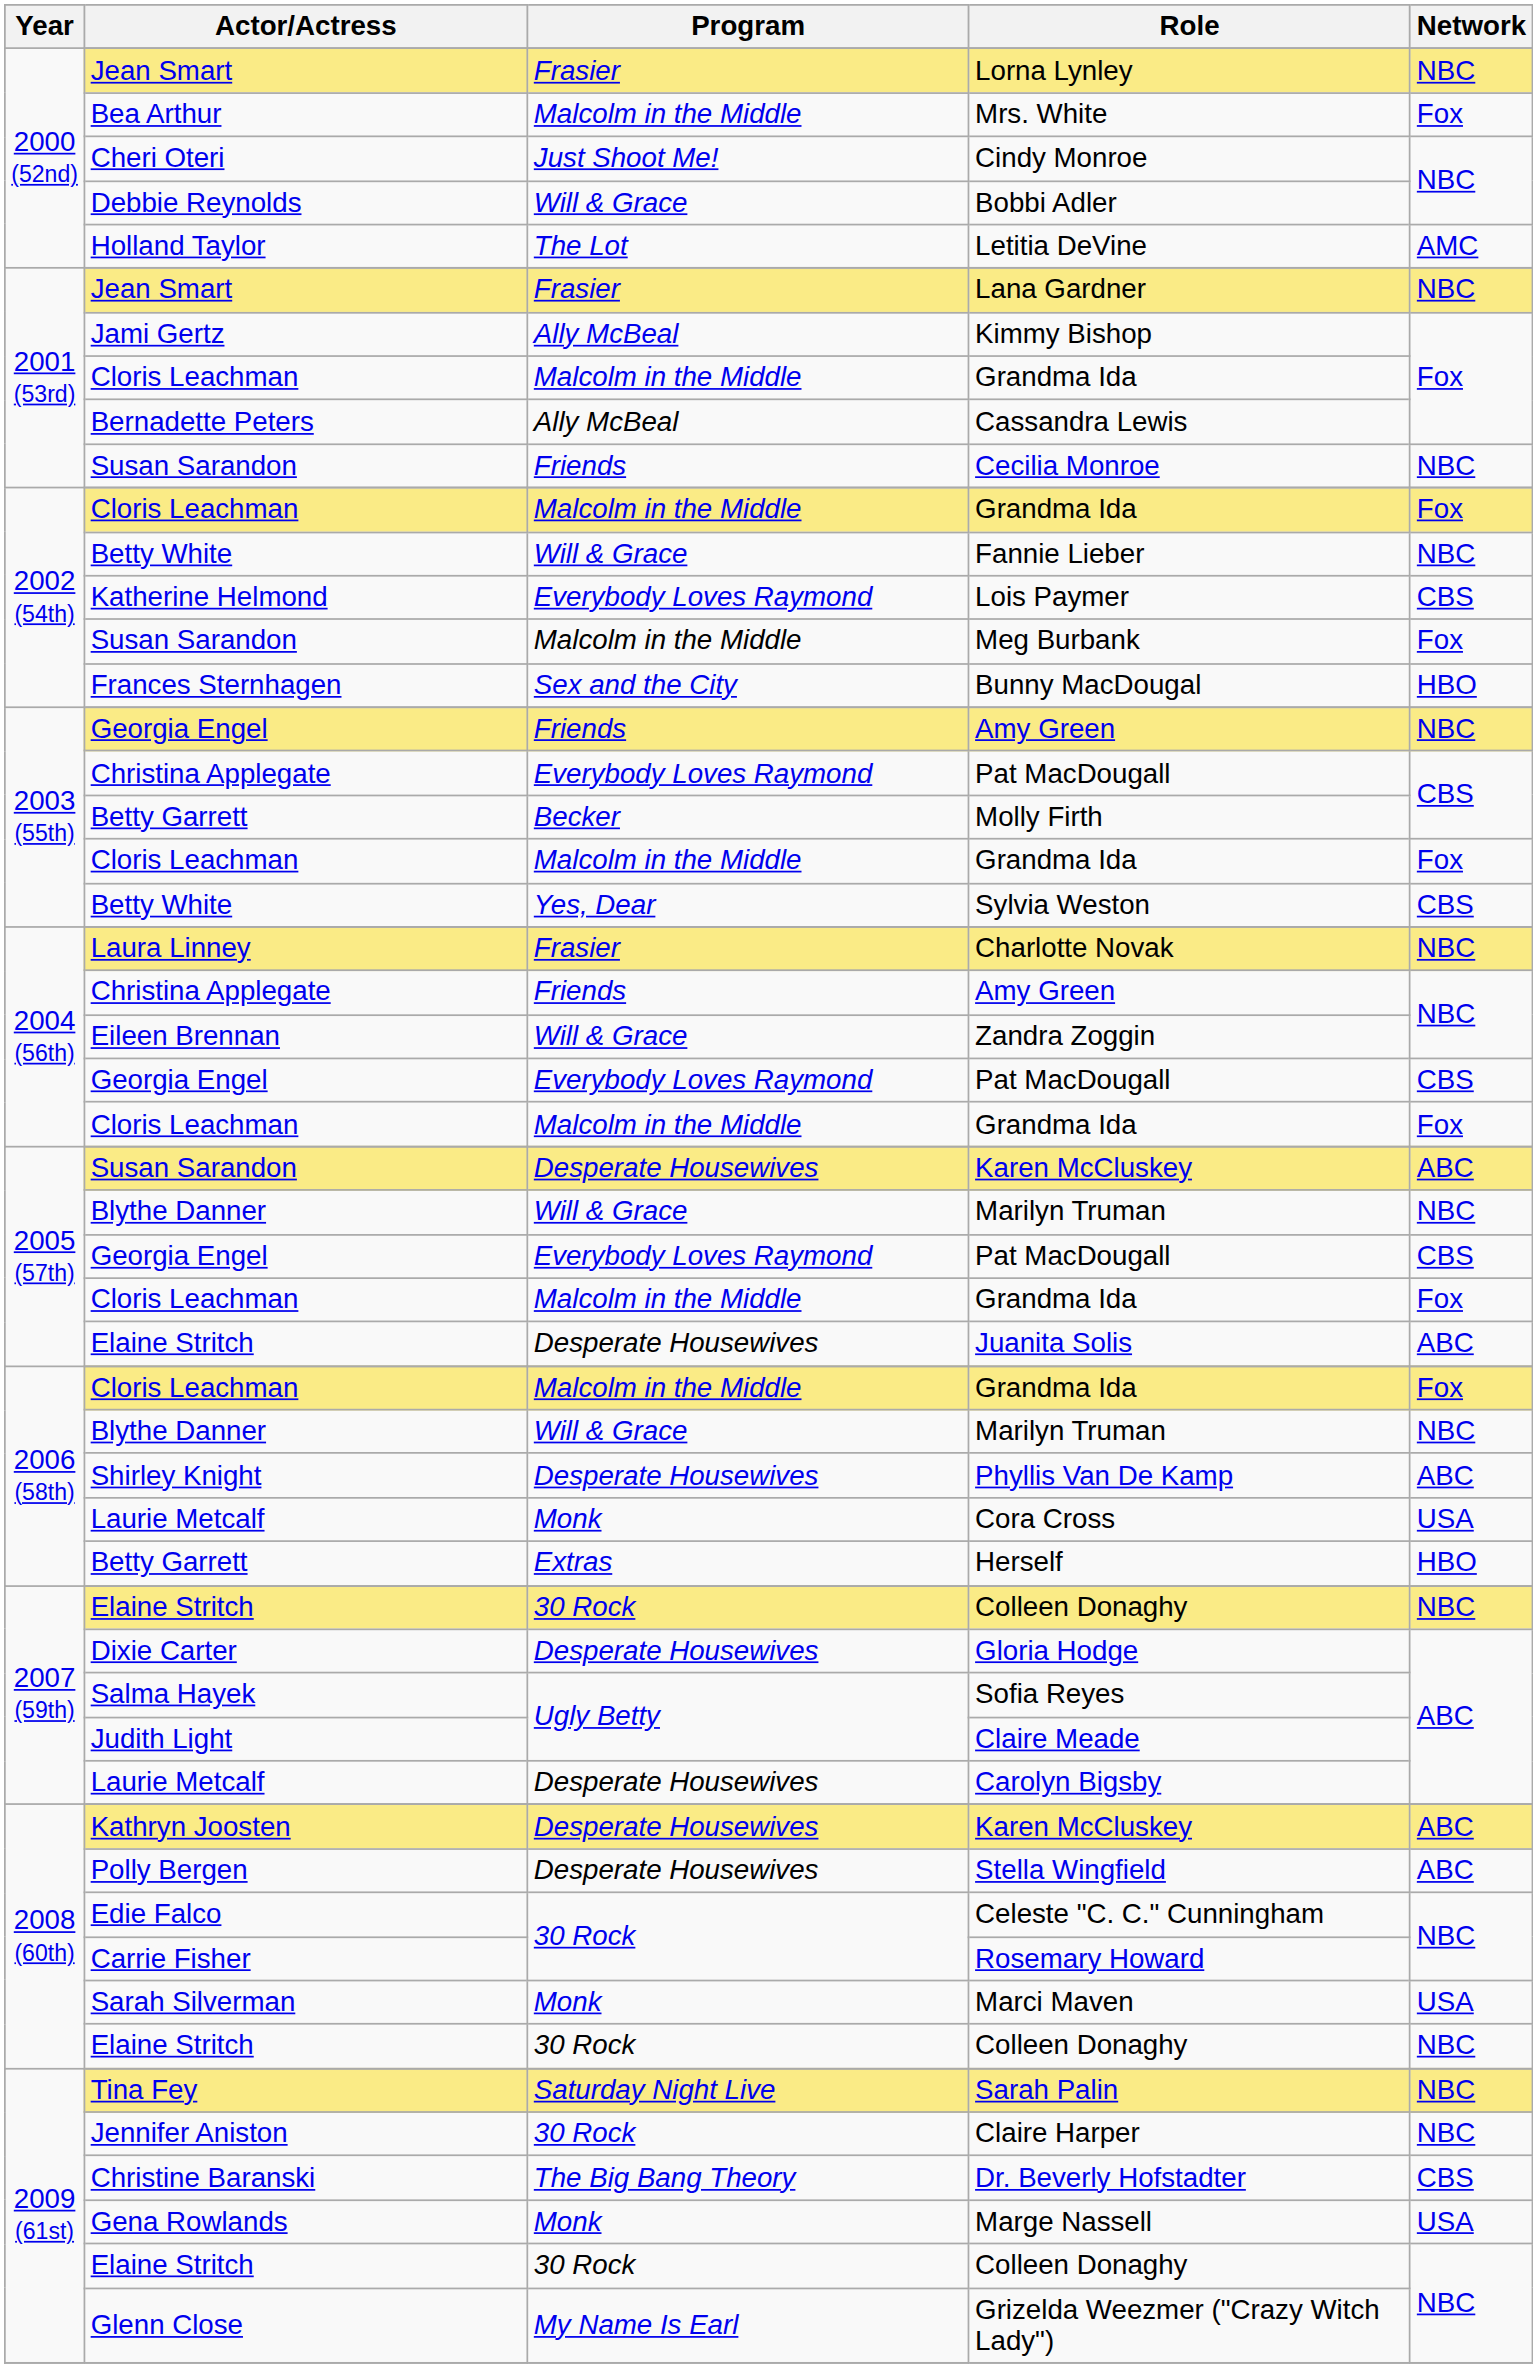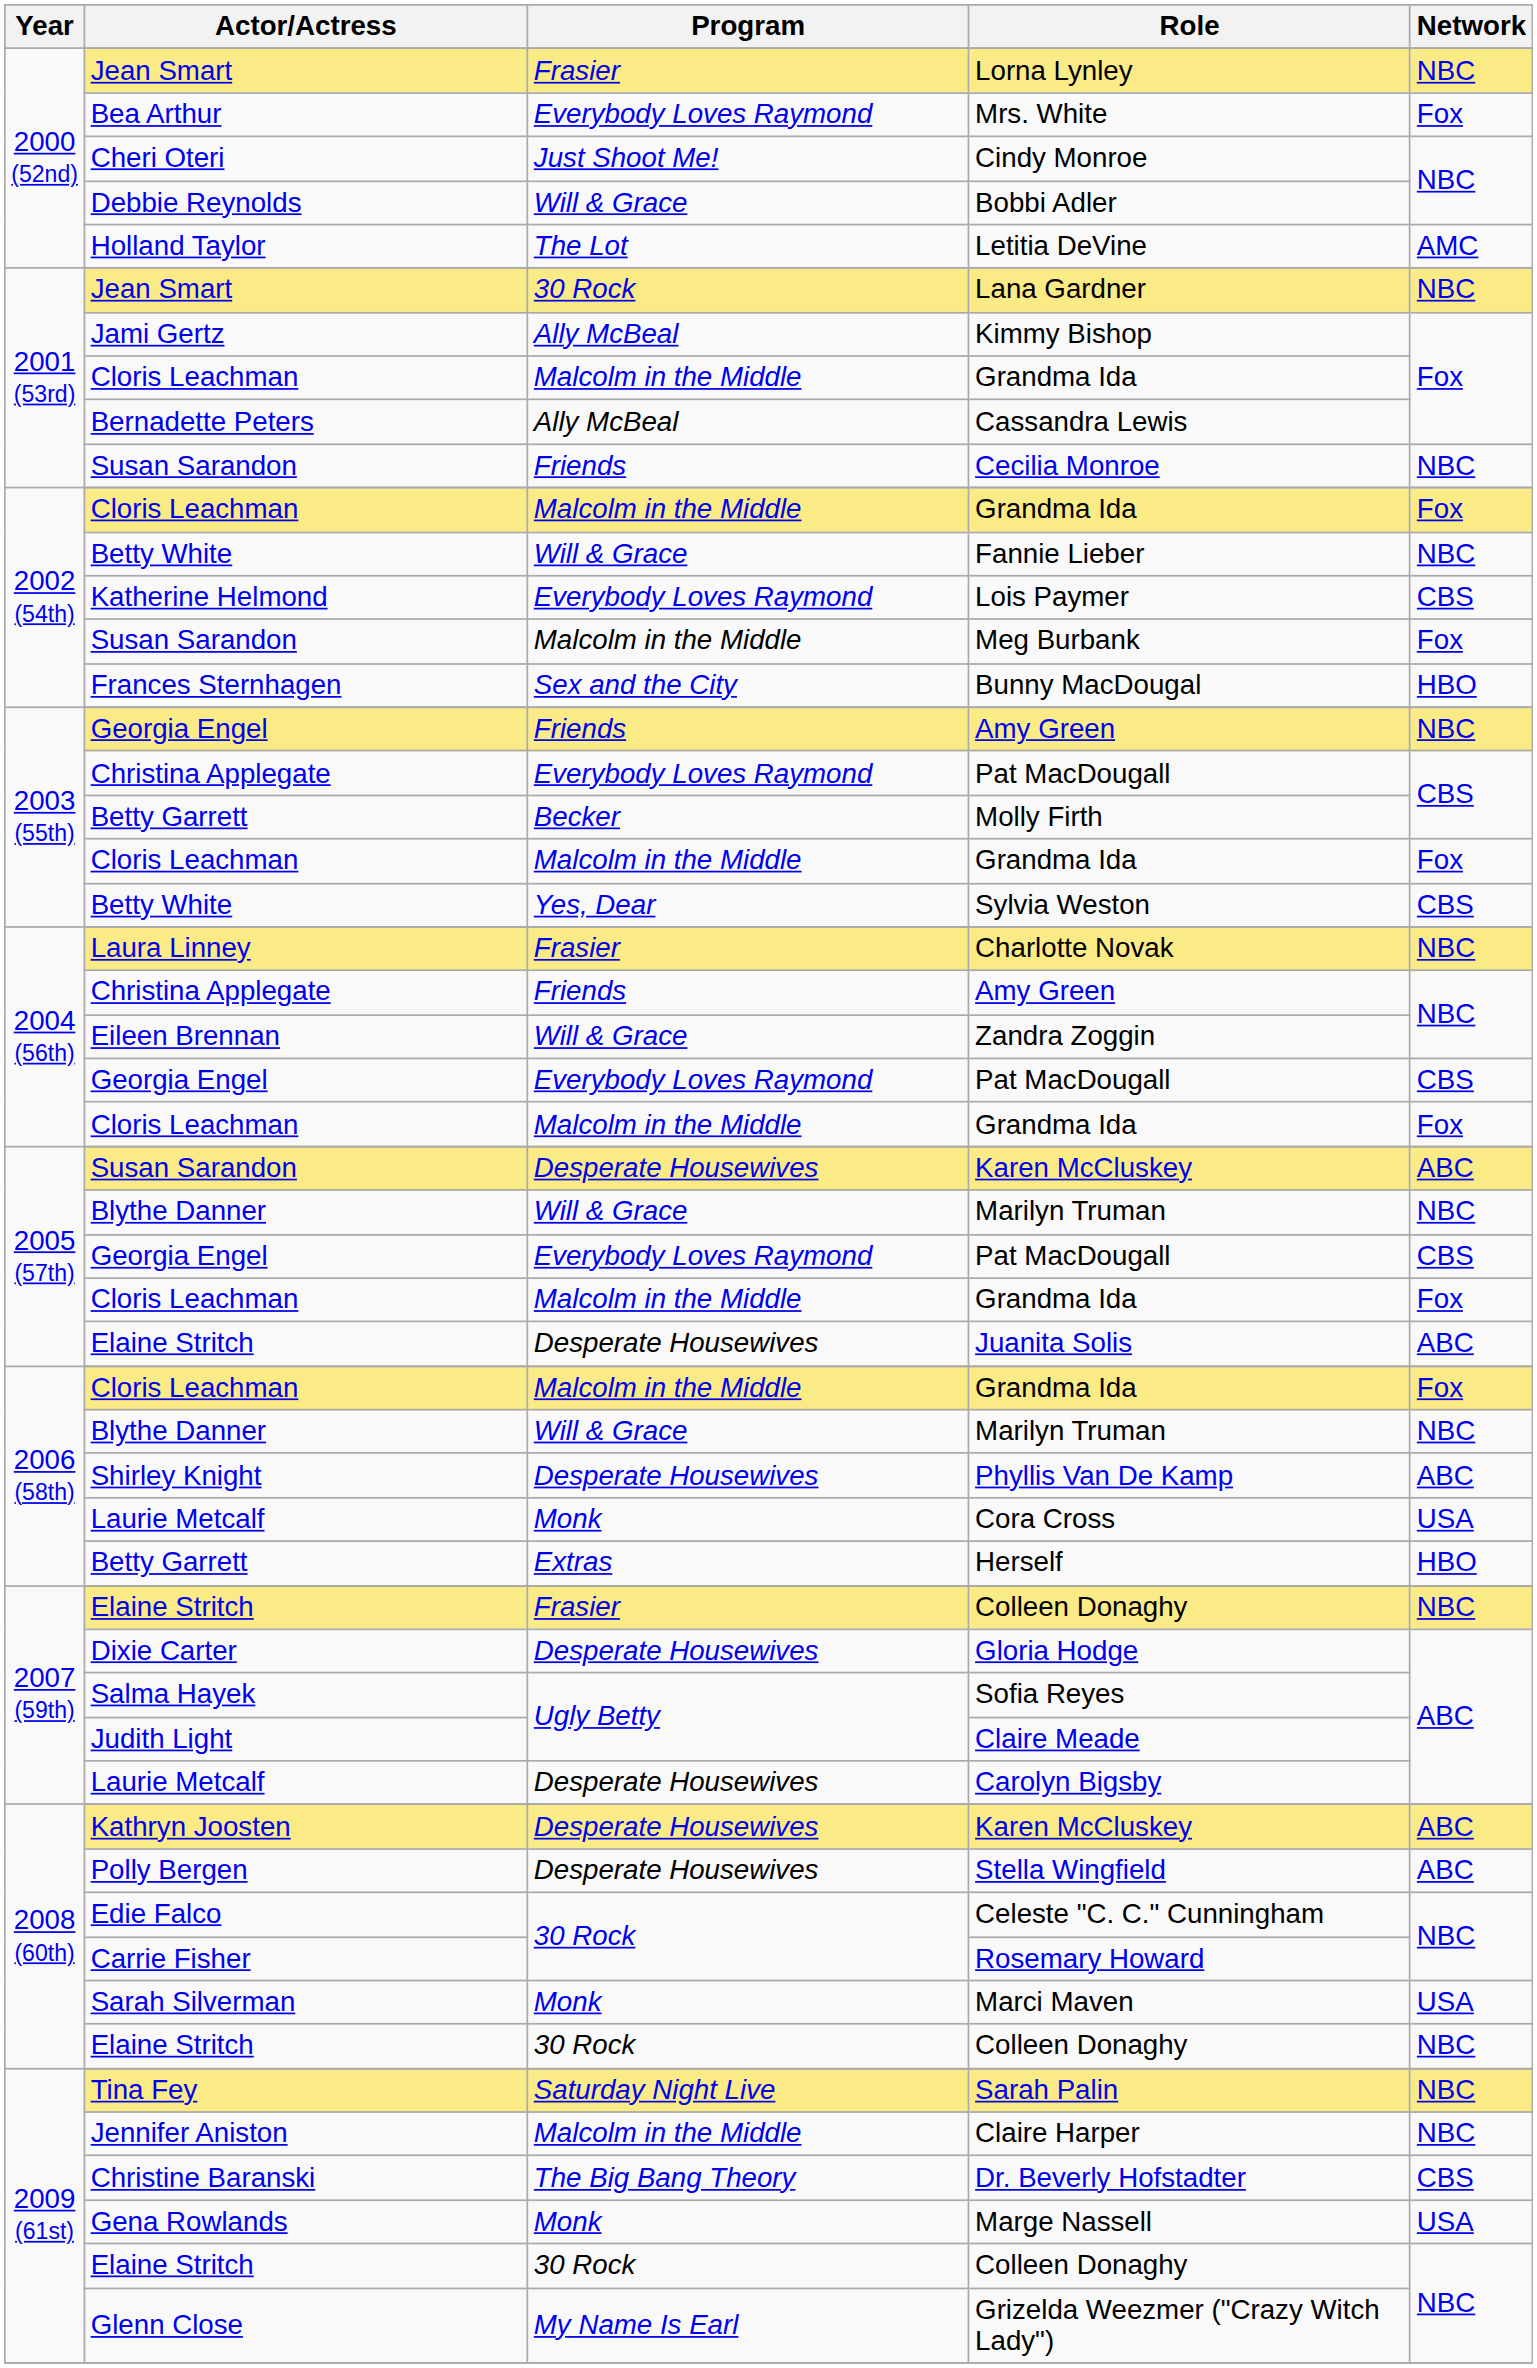(668, 114) Malcolm in the Middle -> (703, 114) Everybody Loves Raymond
(577, 289) Frasier -> (585, 289) 30 Rock
(585, 1606) 30 Rock -> (577, 1606) Frasier
(585, 2133) 30 Rock -> (668, 2133) Malcolm in the Middle
